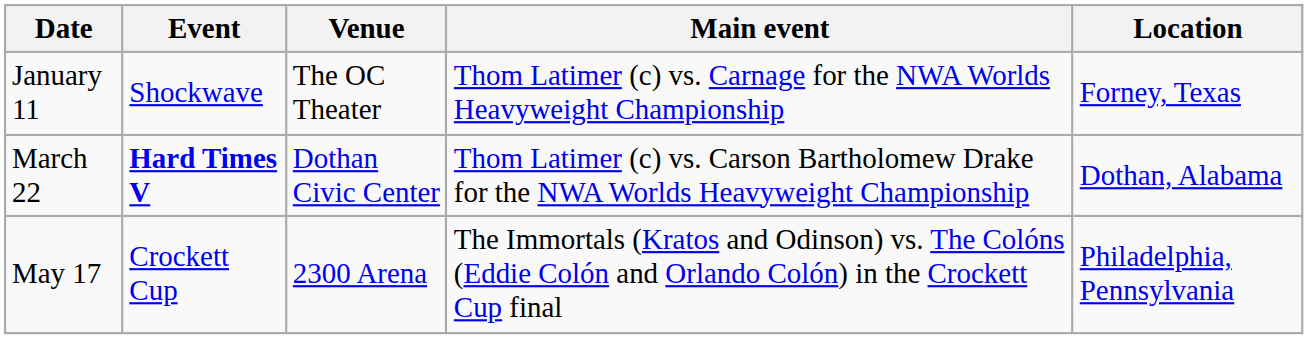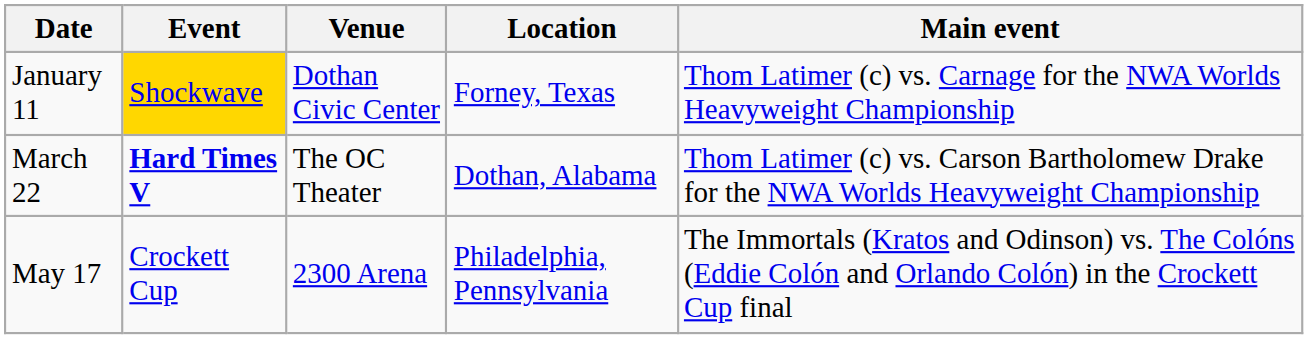columns swapped: (1188, 27) <-> (760, 27)
(196, 92) no background -> (196, 92) gold background
(339, 92) The OC Theater -> (366, 92) Dothan Civic Center
(366, 174) Dothan Civic Center -> (339, 174) The OC Theater
